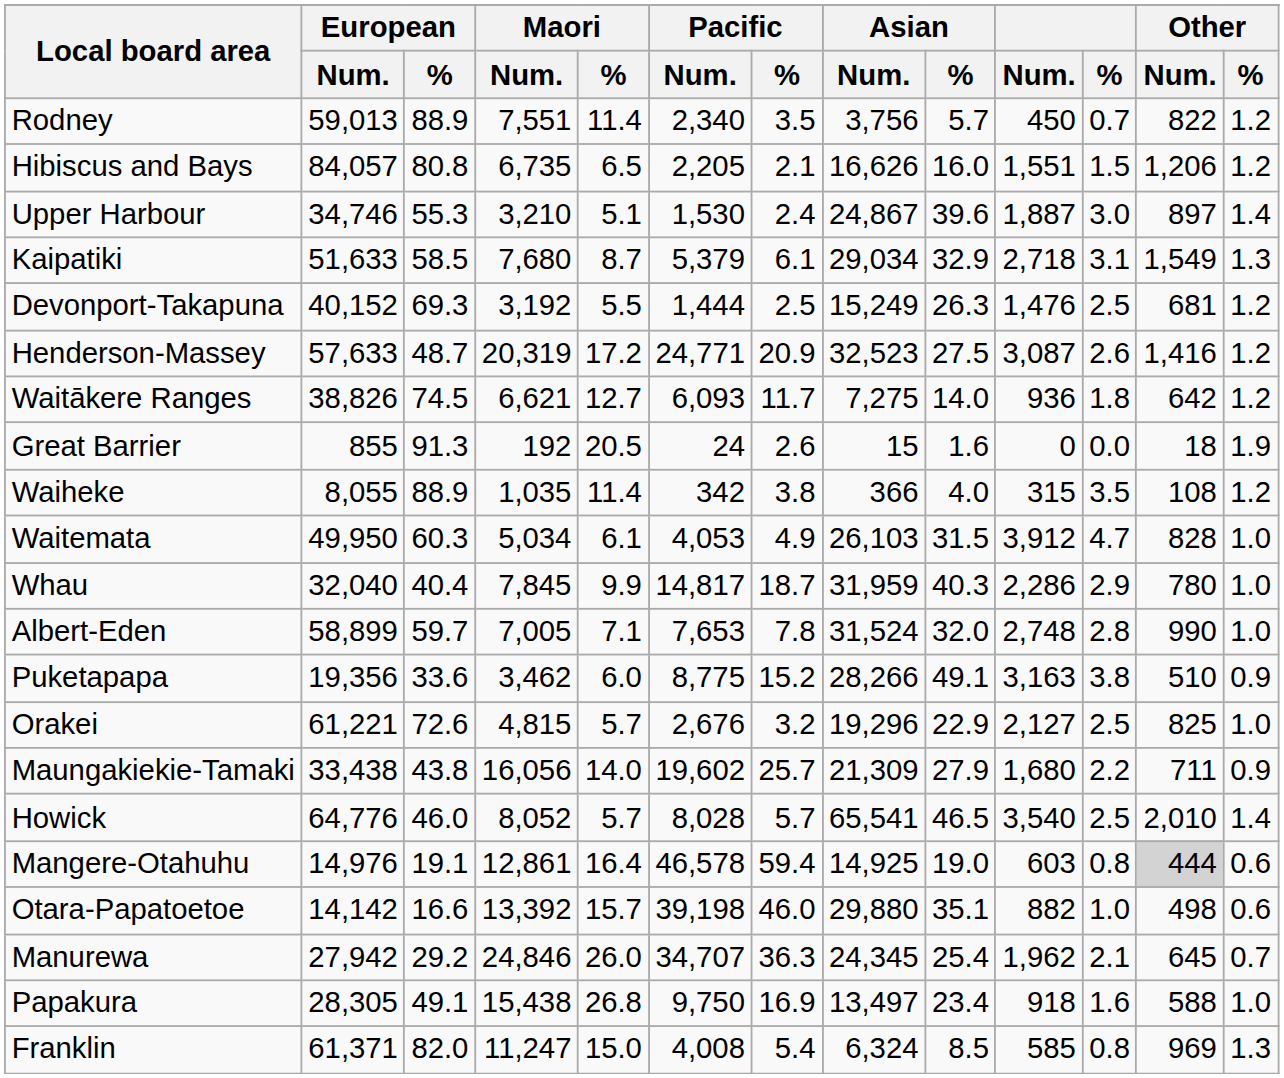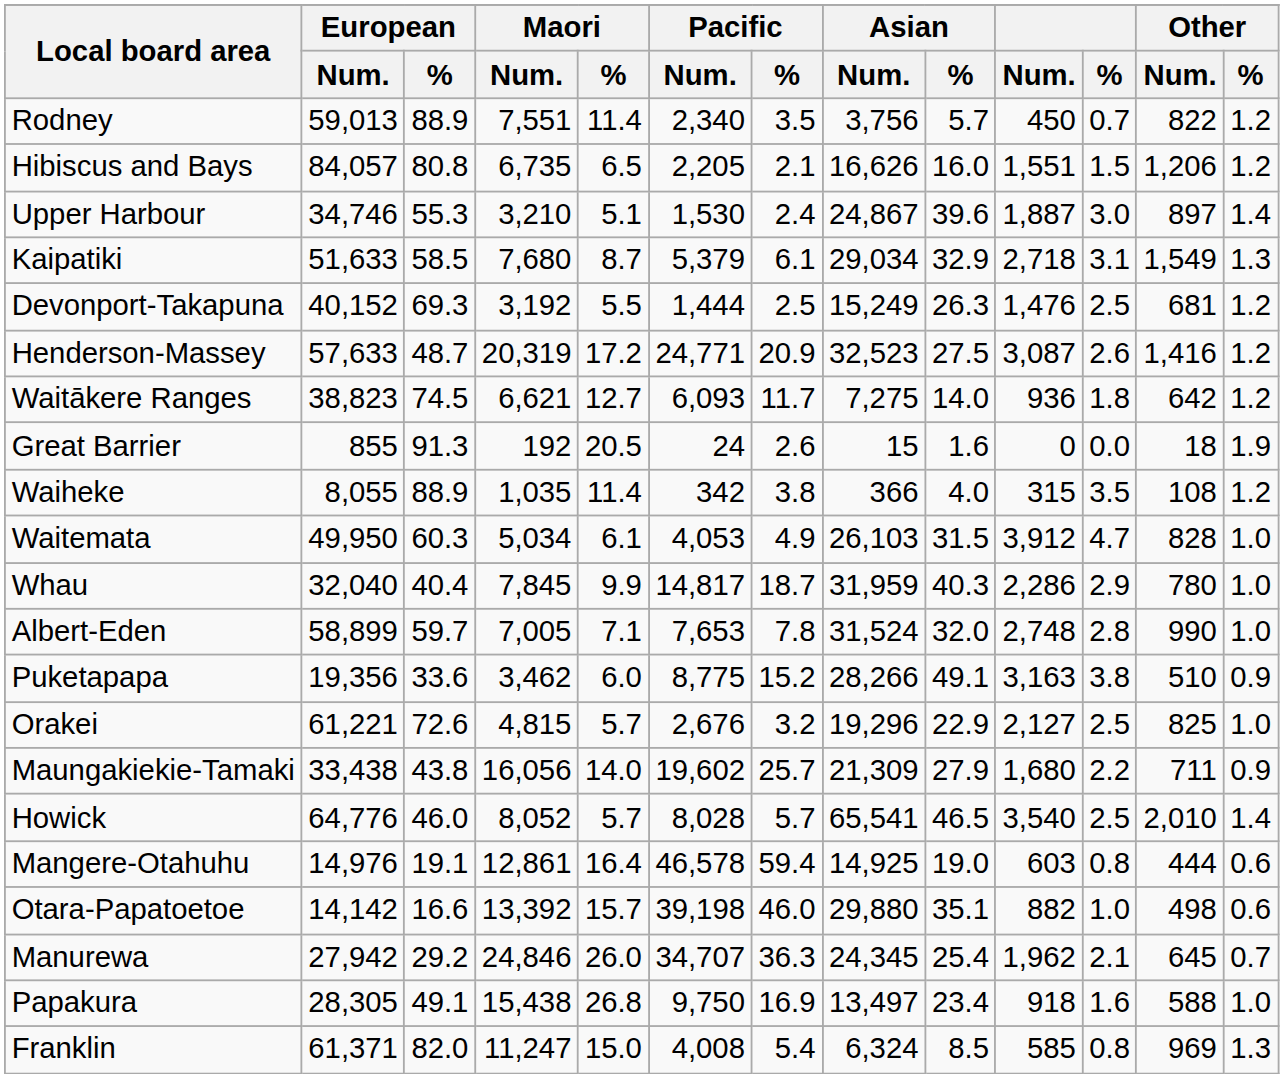(353, 399) 38,826 -> (353, 399) 38,823
(1192, 863) lightgrey background -> (1192, 863) no background
